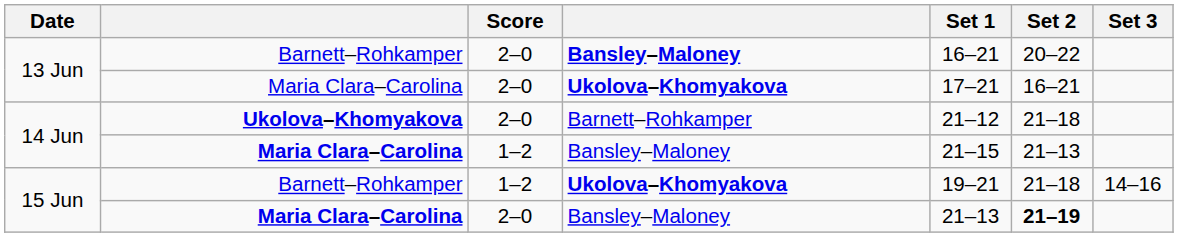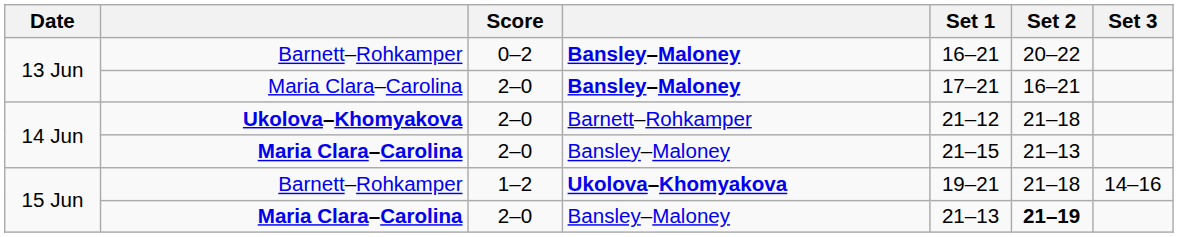(515, 54) 2–0 -> (515, 54) 0–2
(677, 86) Ukolova–Khomyakova -> (654, 86) Bansley–Maloney
(515, 152) 1–2 -> (515, 152) 2–0
